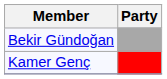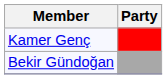rows swapped: (61, 40) <-> (49, 63)
